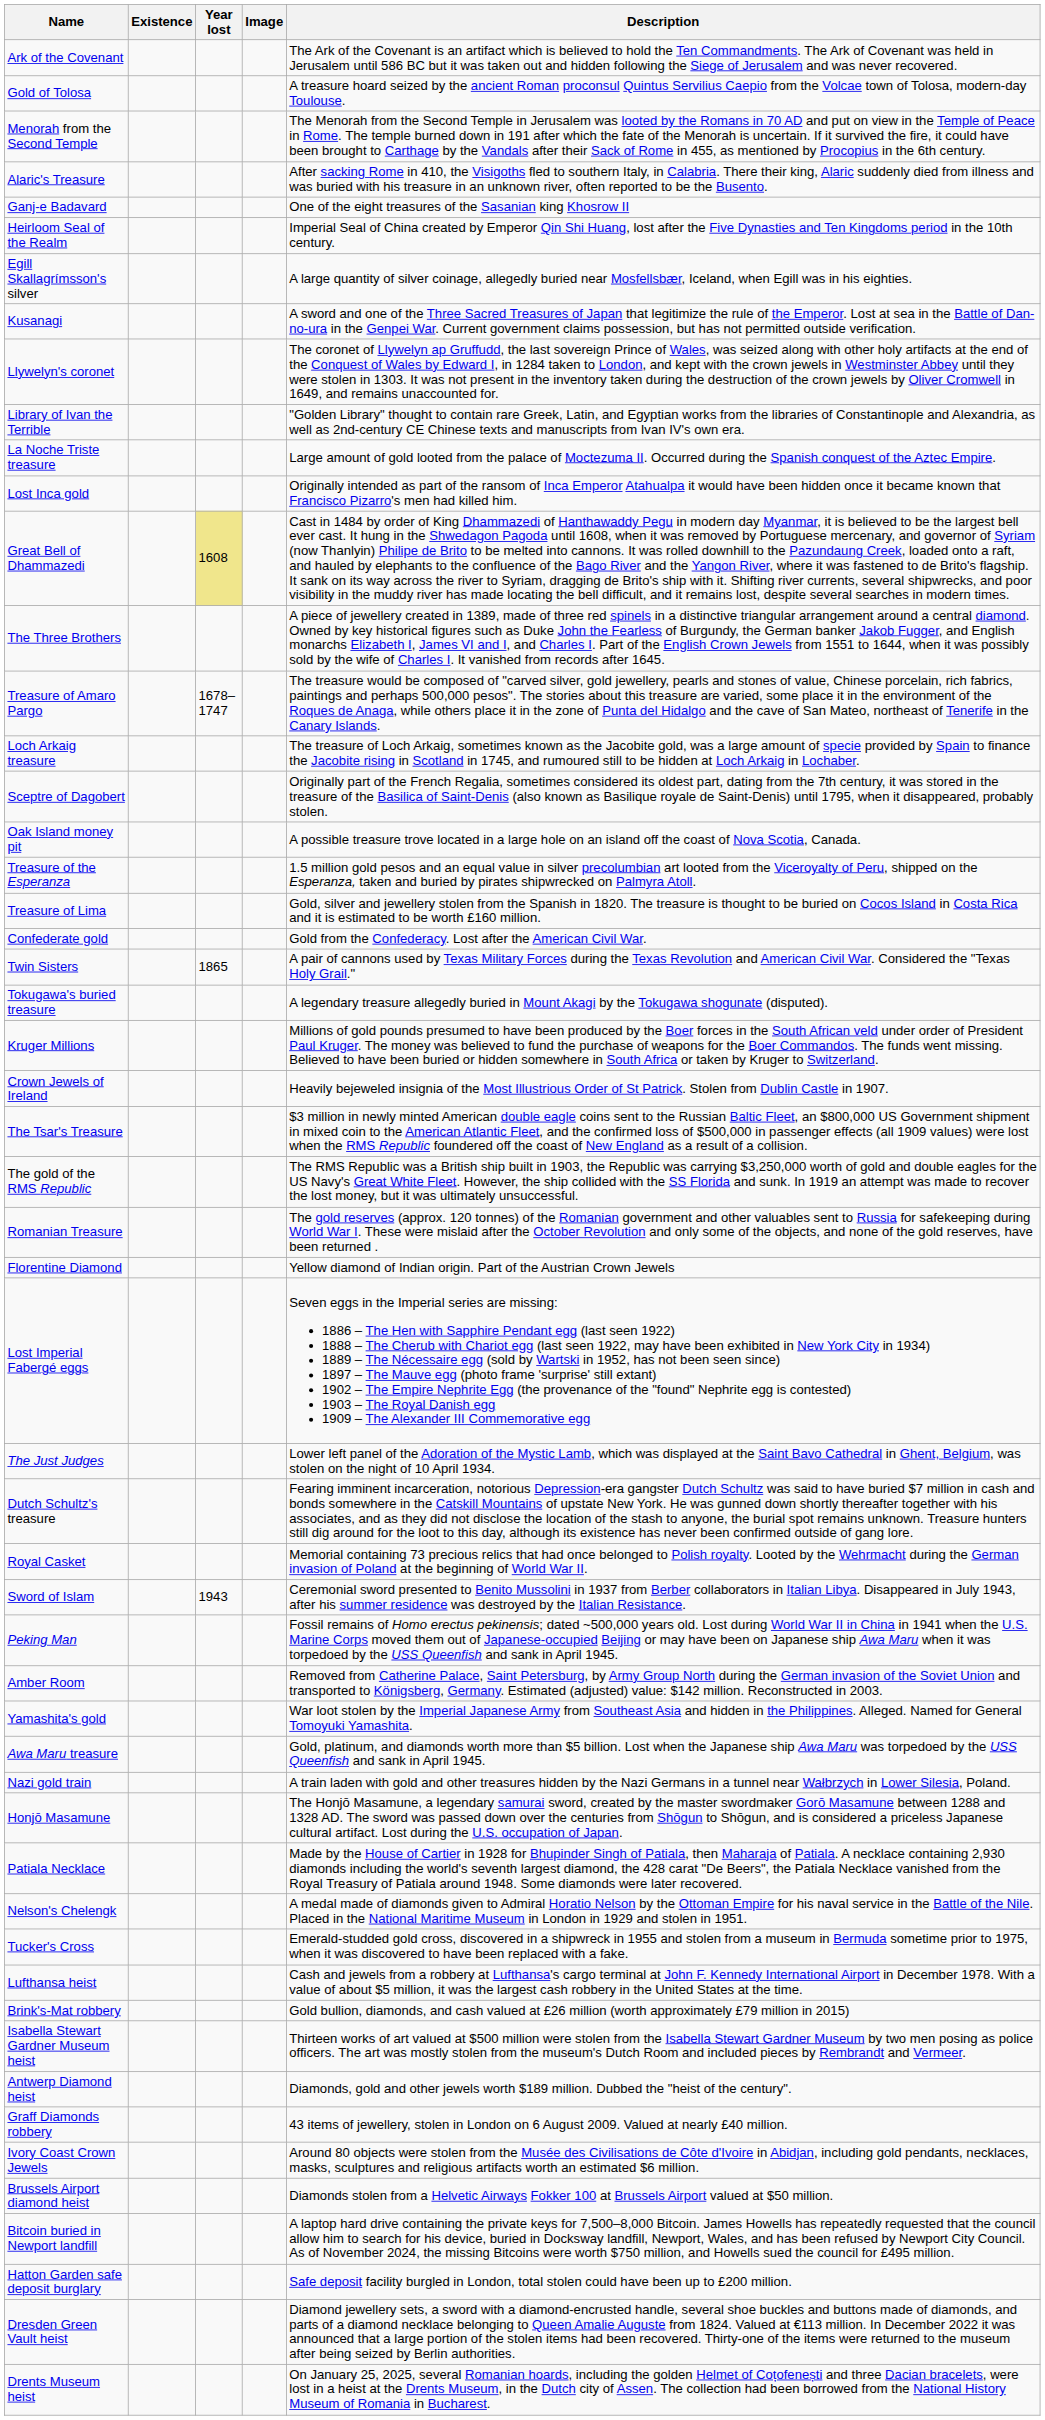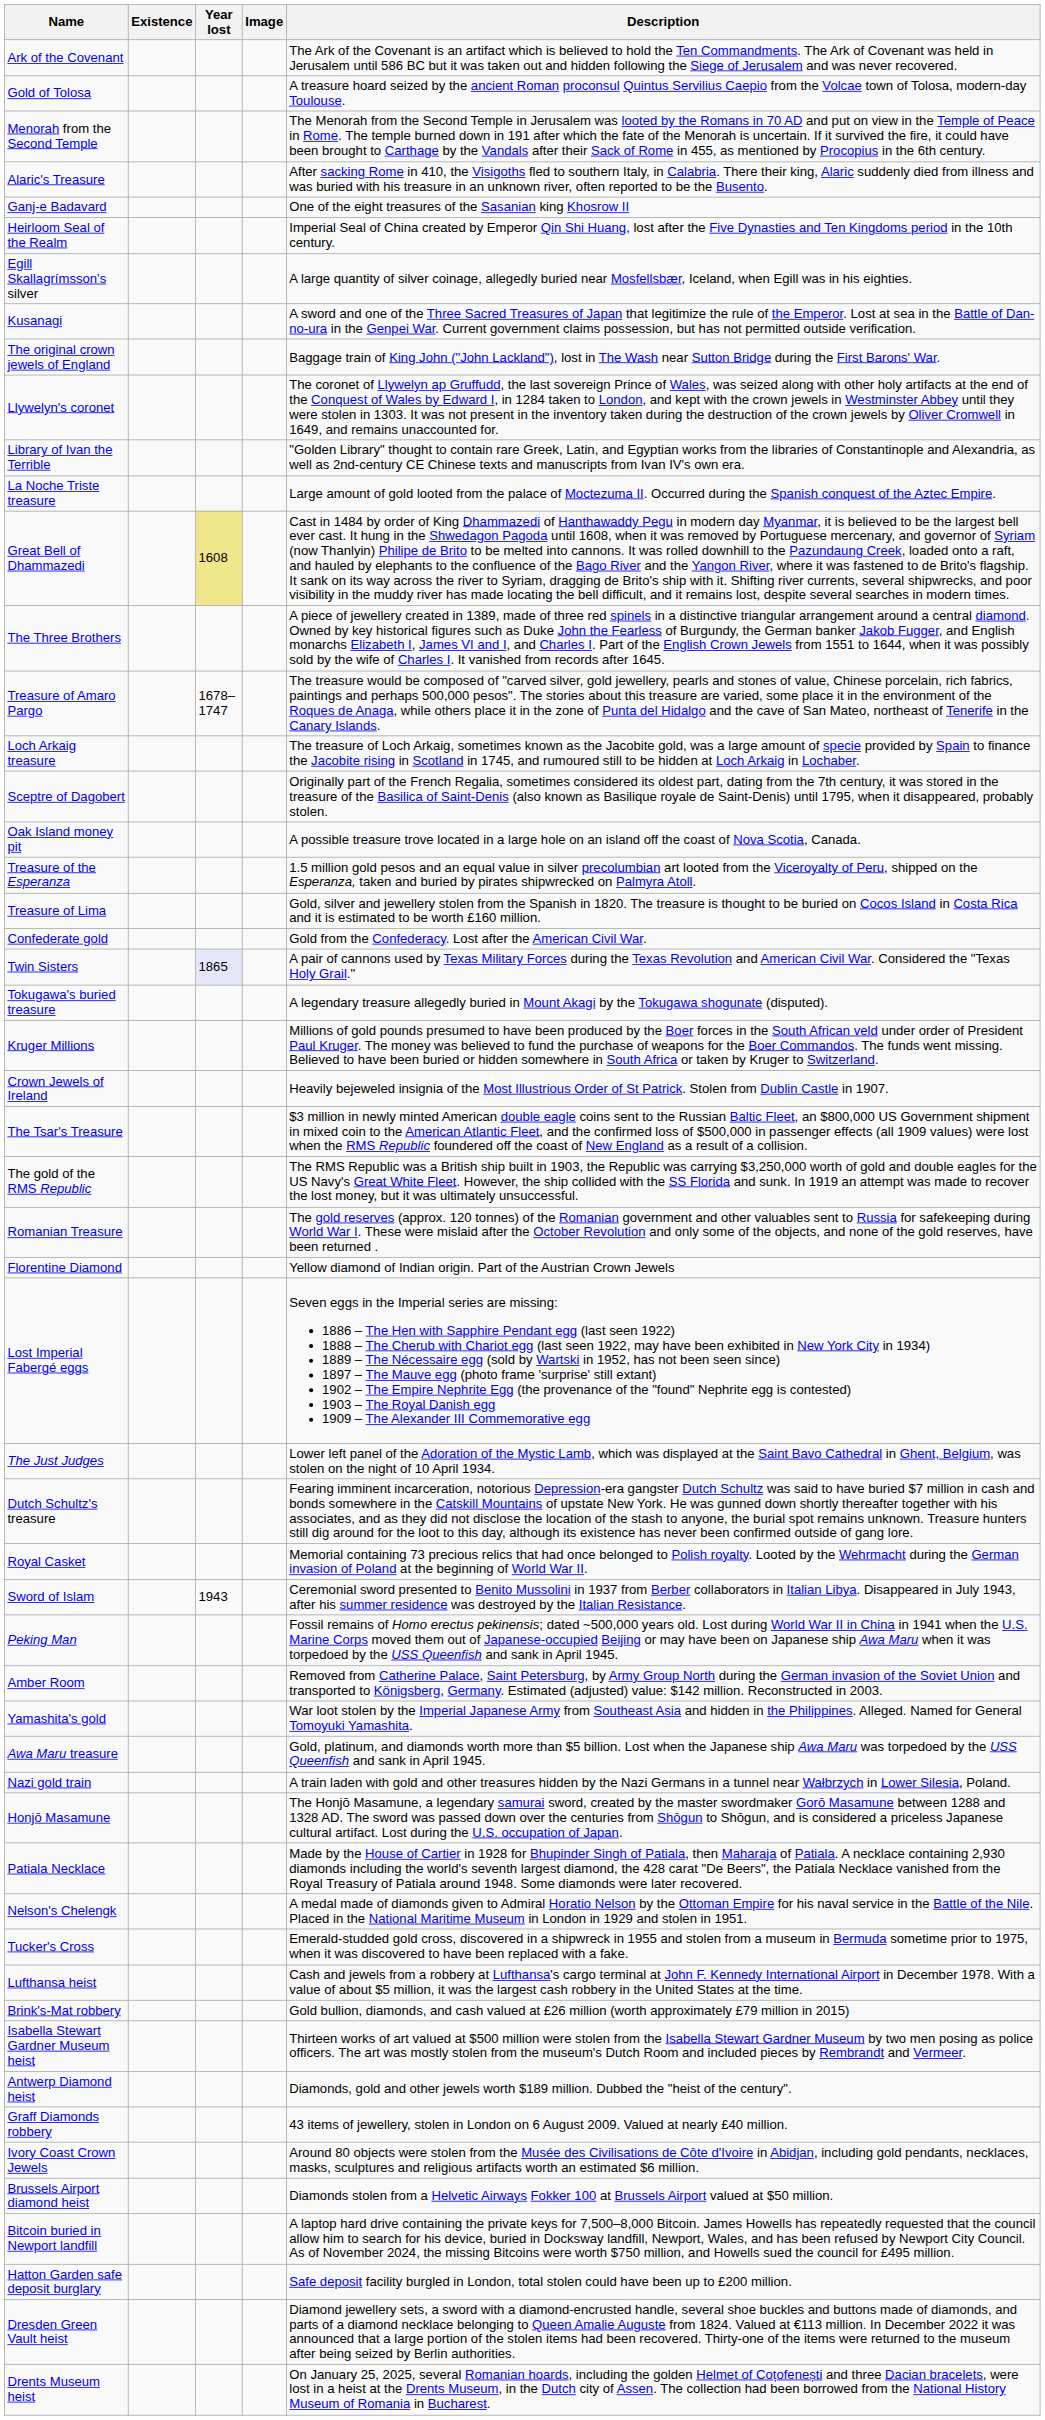+ row: (61, 357)
- row: (48, 493)
(213, 967) no background -> (213, 967) lavender background
